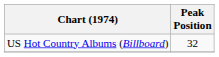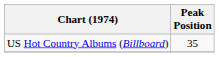(193, 43) 32 -> (193, 43) 35
